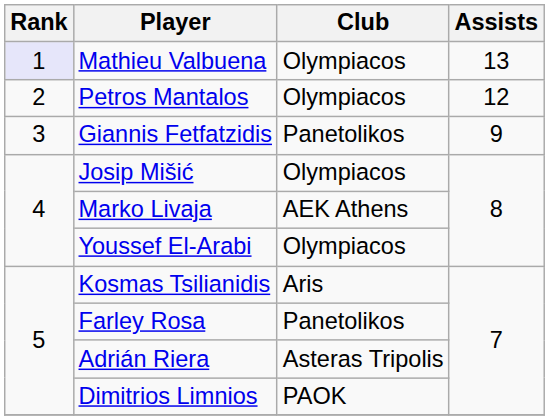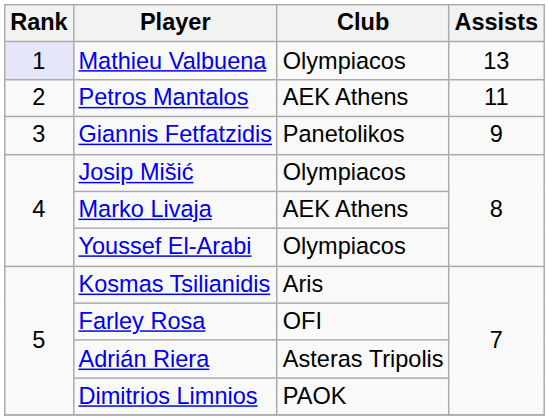(344, 97) Olympiacos -> (346, 97) AEK Athens
(496, 97) 12 -> (496, 97) 11
(344, 321) Panetolikos -> (302, 321) OFI
